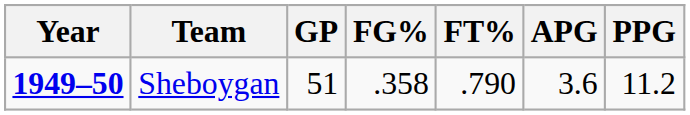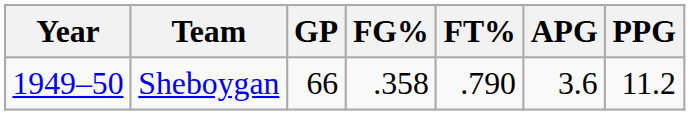(68, 83) bold -> (68, 83) normal
(322, 83) 51 -> (322, 83) 66
